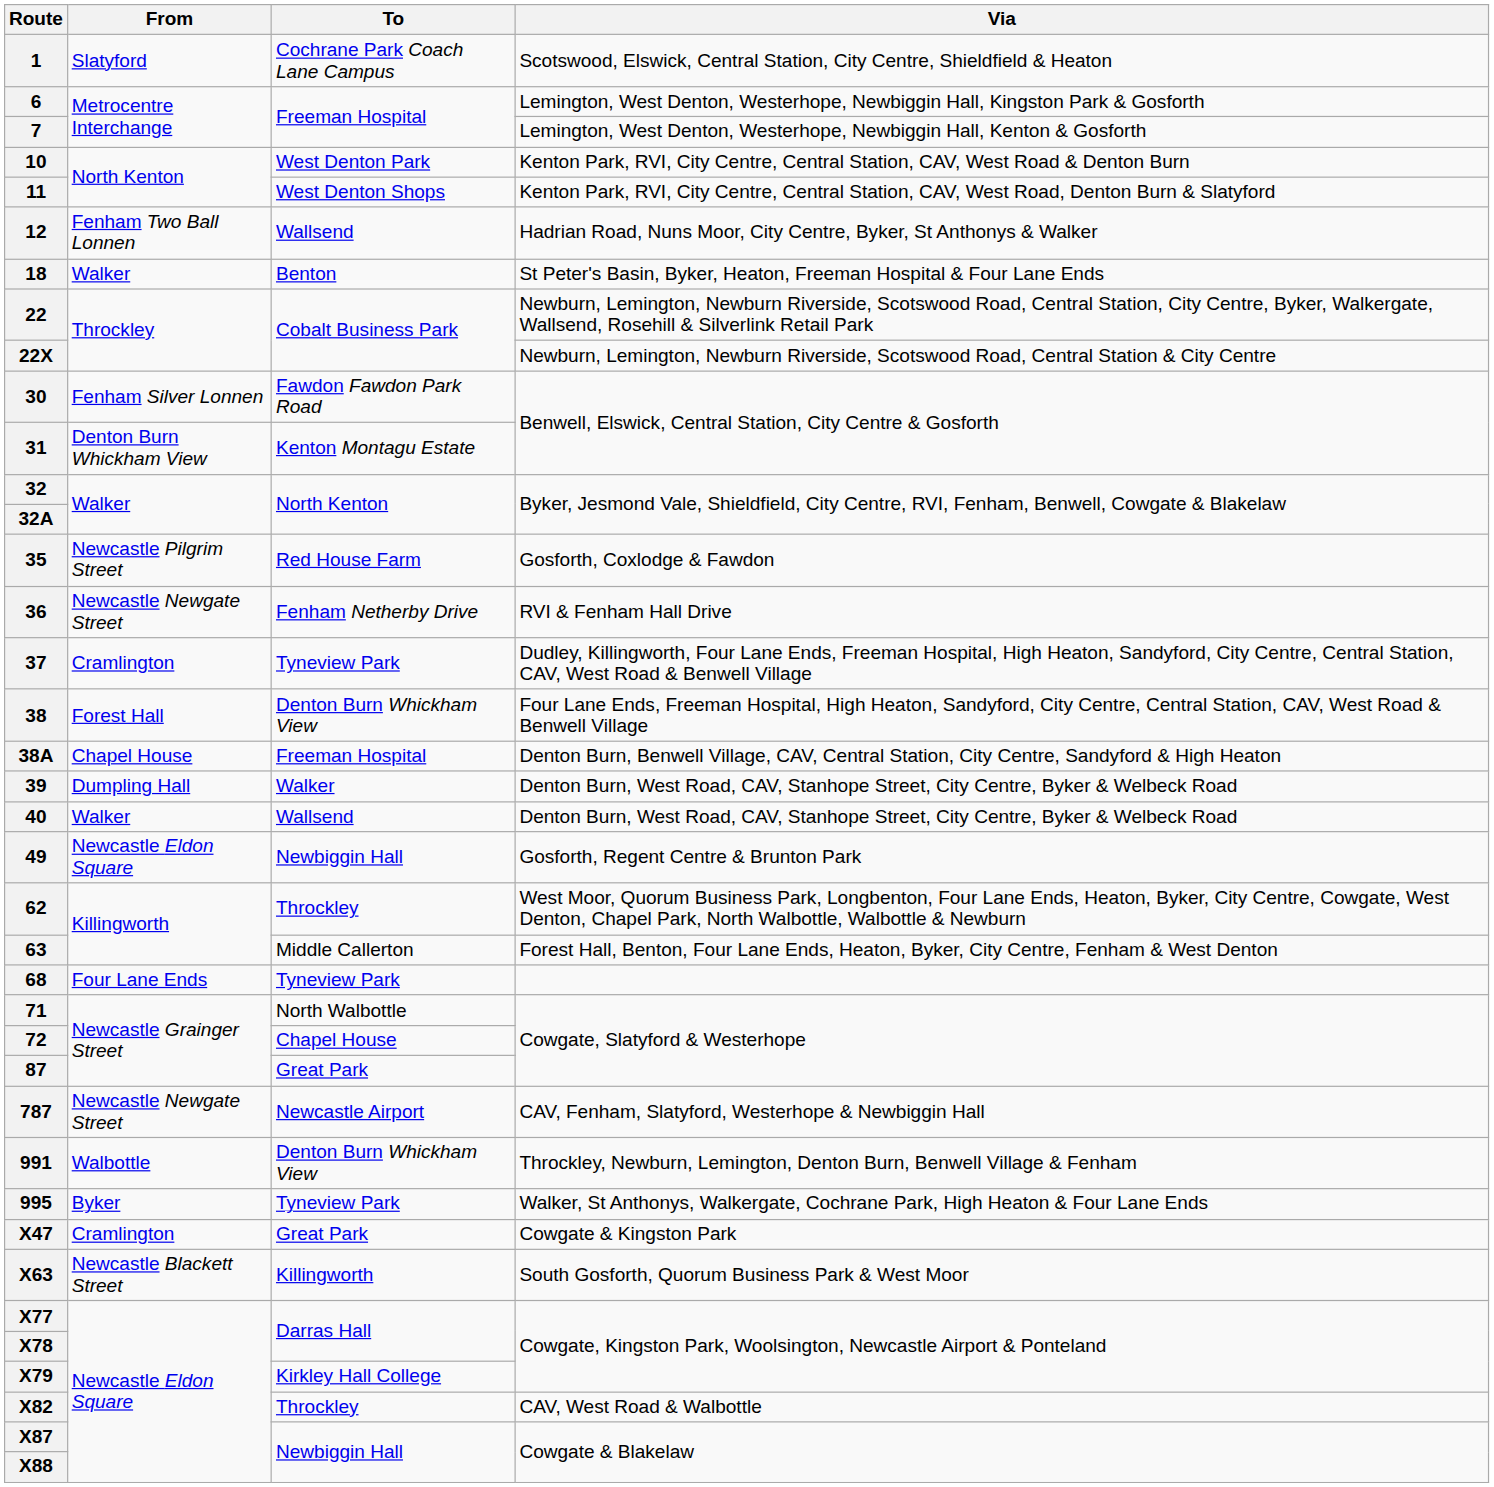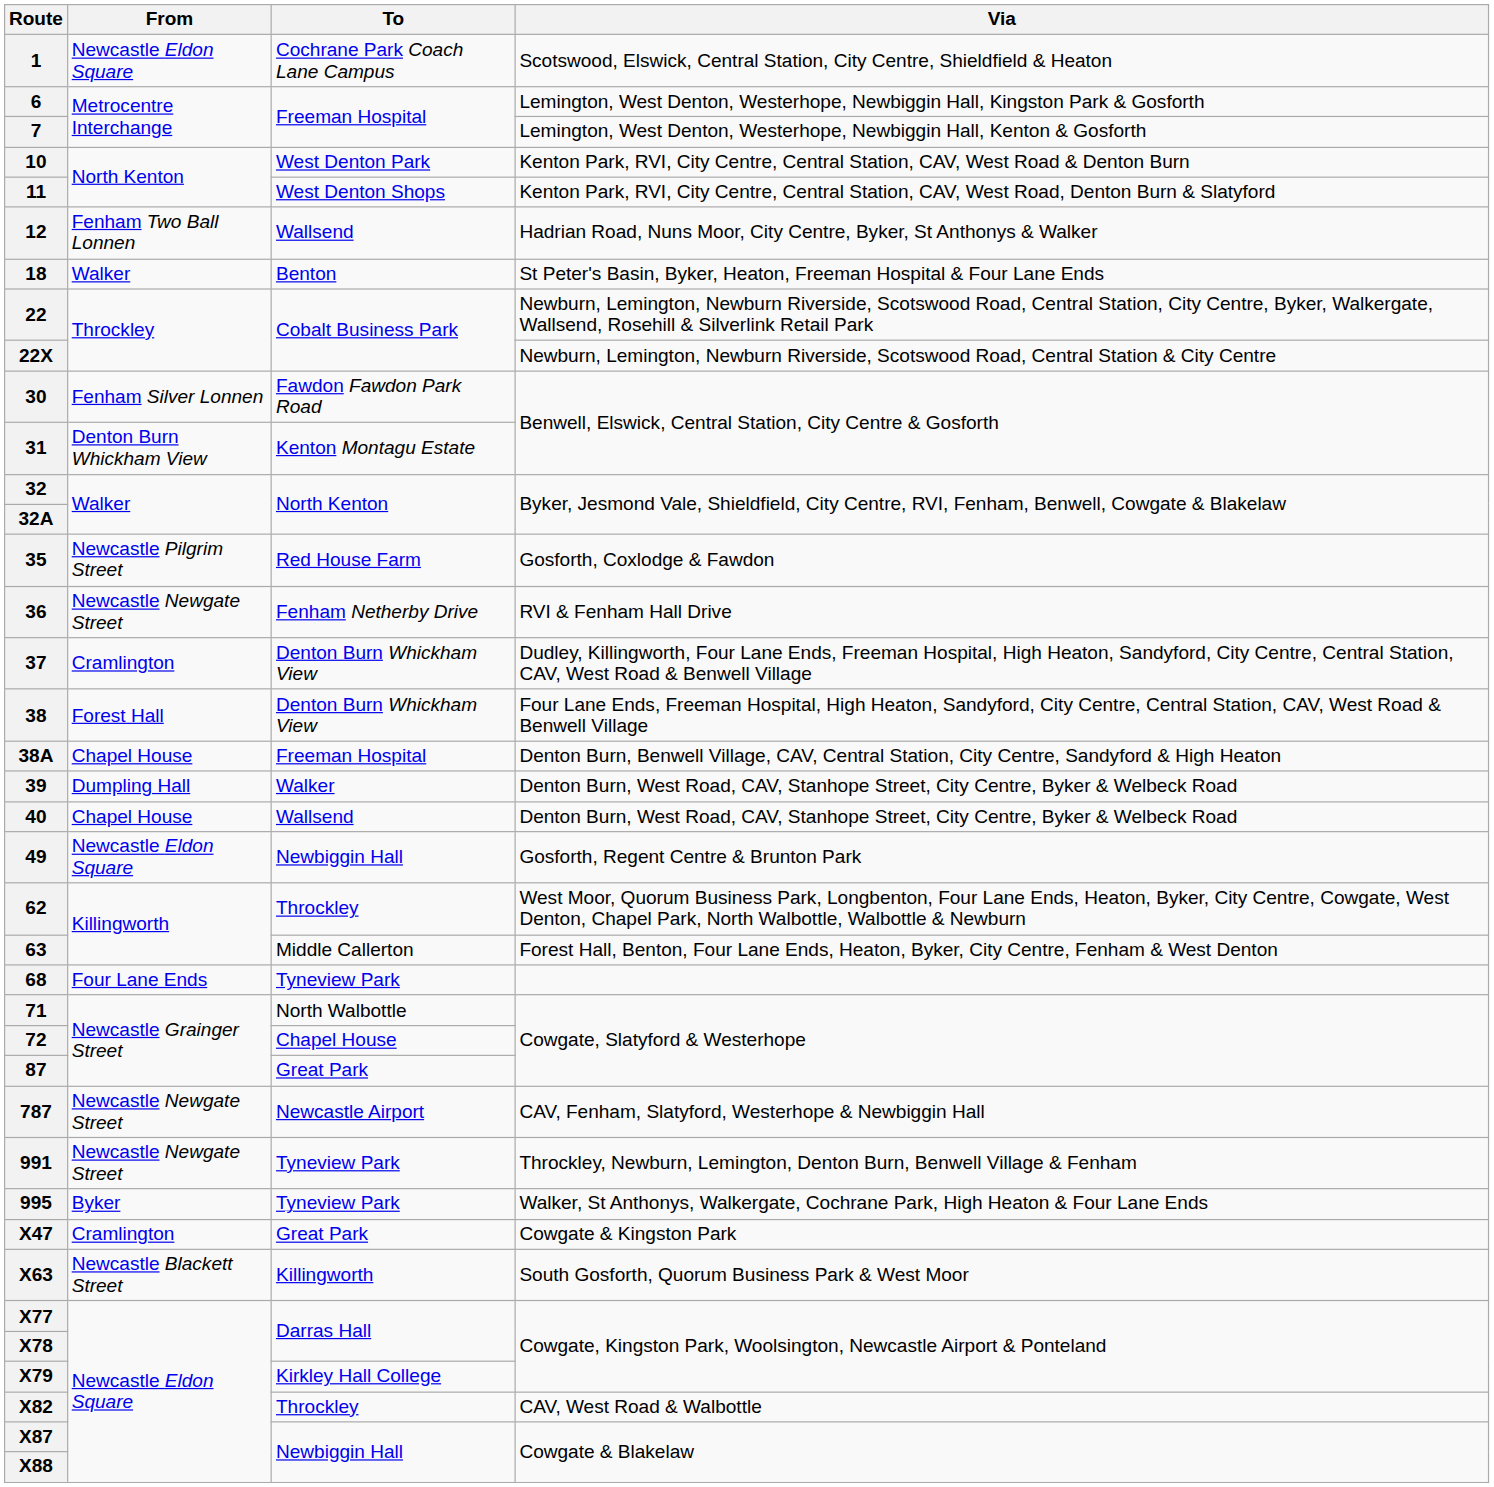(109, 60) Slatyford -> (143, 60) Newcastle Eldon Square
(338, 663) Tyneview Park -> (377, 663) Denton Burn Whickham View
(101, 816) Walker -> (132, 816) Chapel House
(111, 1163) Walbottle -> (156, 1163) Newcastle Newgate Street
(377, 1163) Denton Burn Whickham View -> (338, 1163) Tyneview Park
